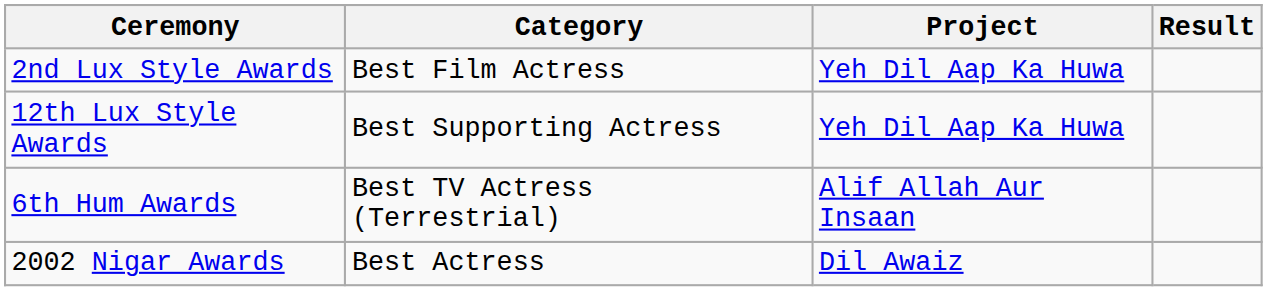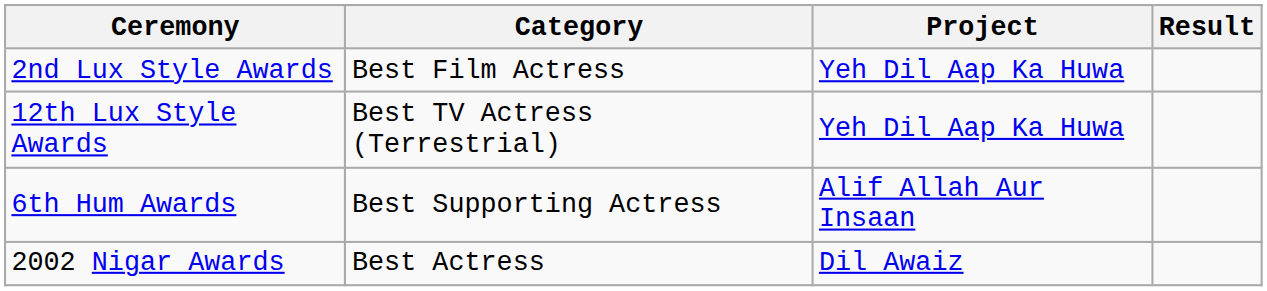(537, 130) Best Supporting Actress -> (473, 130) Best TV Actress (Terrestrial)
(473, 204) Best TV Actress (Terrestrial) -> (537, 204) Best Supporting Actress
